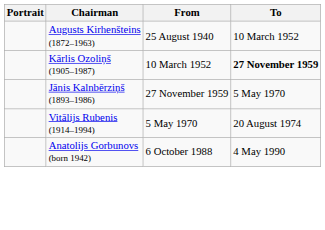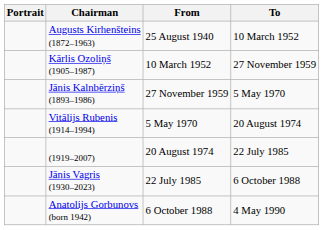(276, 65) bold -> (275, 65) normal
+ row: (72, 158)
+ row: (74, 181)
